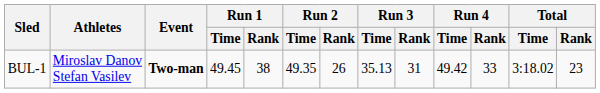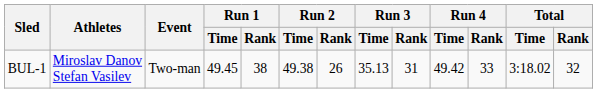(176, 69) bold -> (175, 69) normal
(301, 69) 49.35 -> (298, 69) 49.38
(576, 69) 23 -> (573, 69) 32
